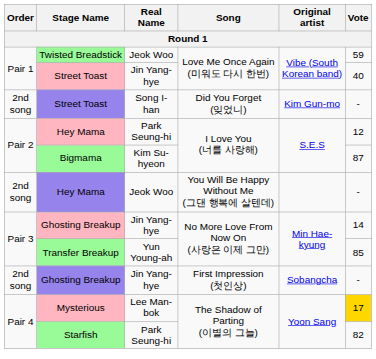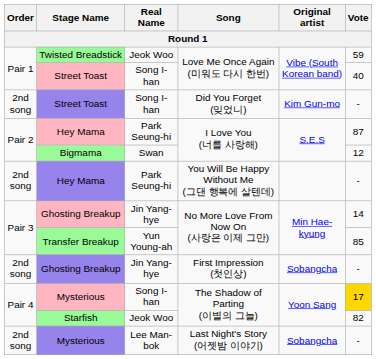(151, 76) Jin Yang-hye -> (151, 76) Song I-han
(358, 131) 12 -> (358, 131) 87
(151, 158) Kim Su-hyeon -> (151, 153) Swan
(358, 158) 87 -> (358, 153) 12
(151, 192) Jeok Woo -> (151, 181) Park Seung-hi
(151, 308) Lee Man-bok -> (151, 297) Song I-han
(151, 335) Park Seung-hi -> (151, 318) Jeok Woo
+ row: (81, 340)
